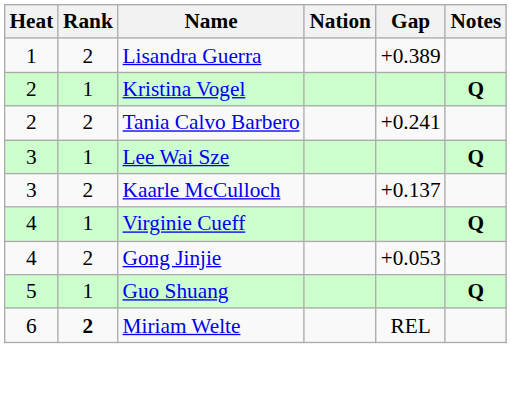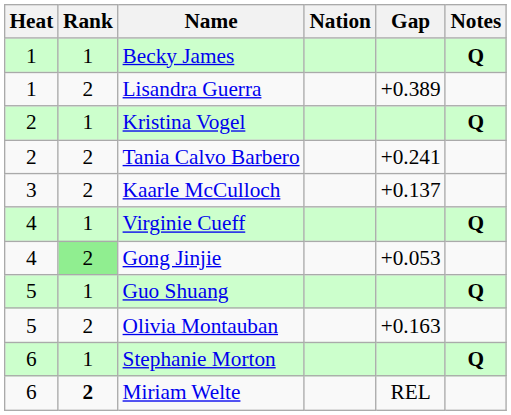+ row: (178, 55)
- row: (176, 156)
(88, 257) no background -> (88, 257) lightgreen background
+ row: (200, 325)
+ row: (199, 358)
